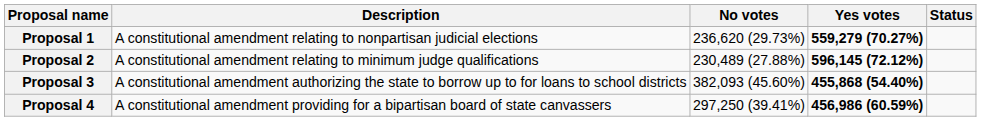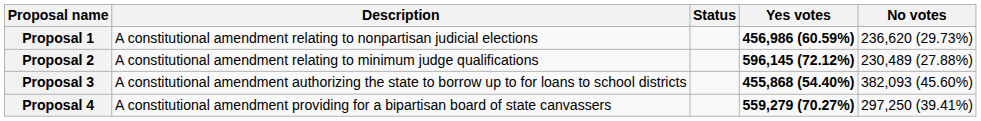columns swapped: (951, 15) <-> (749, 15)
(867, 37) 559,279 (70.27%) -> (798, 37) 456,986 (60.59%)
(867, 104) 456,986 (60.59%) -> (798, 104) 559,279 (70.27%)
